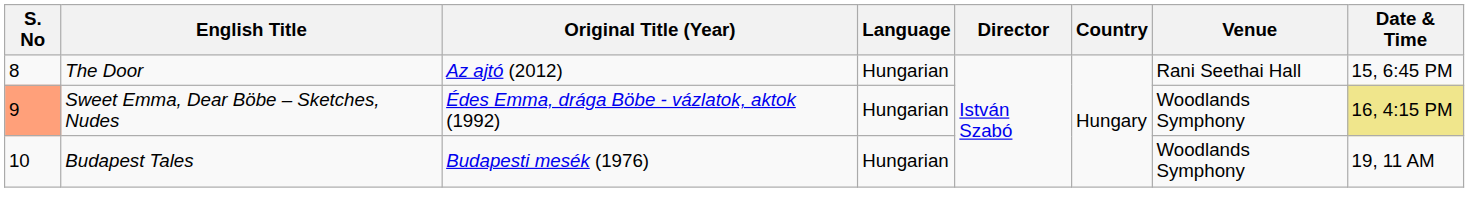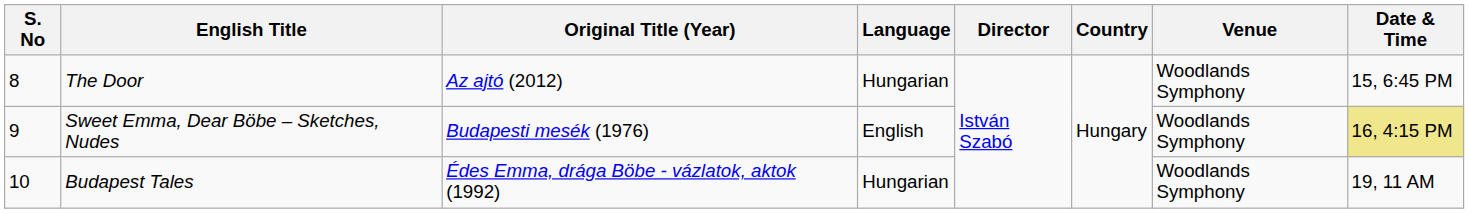(1229, 70) Rani Seethai Hall -> (1203, 80) Woodlands Symphony
(14, 110) lightsalmon background -> (14, 131) no background
(621, 110) Édes Emma, drága Böbe - vázlatok, aktok (1992) -> (548, 131) Budapesti mesék (1976)
(906, 110) Hungarian -> (893, 131) English
(548, 161) Budapesti mesék (1976) -> (621, 182) Édes Emma, drága Böbe - vázlatok, aktok (1992)
